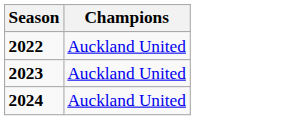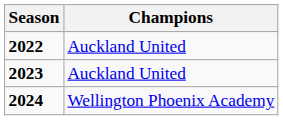(127, 100) Auckland United -> (171, 100) Wellington Phoenix Academy
